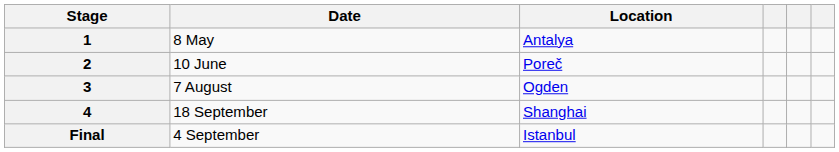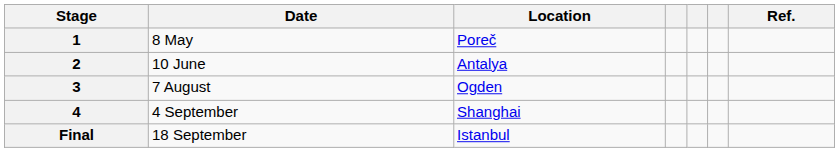+ column: (781, 16)
(548, 40) Antalya -> (477, 40) Poreč
(543, 64) Poreč -> (482, 64) Antalya
(220, 111) 18 September -> (195, 111) 4 September
(216, 135) 4 September -> (199, 135) 18 September
